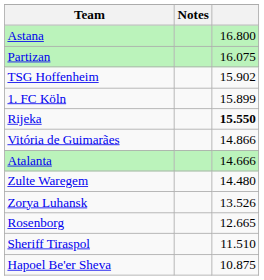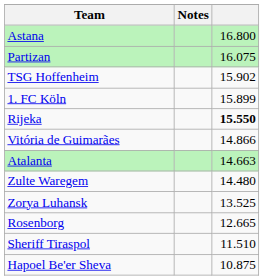(238, 160) 14.666 -> (238, 160) 14.663
(238, 202) 13.526 -> (238, 202) 13.525
